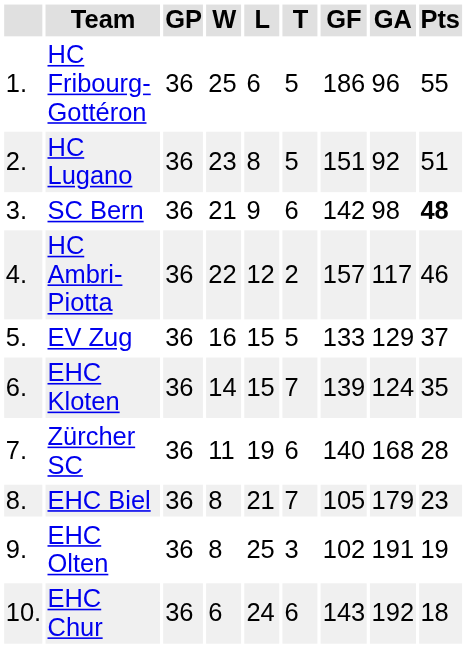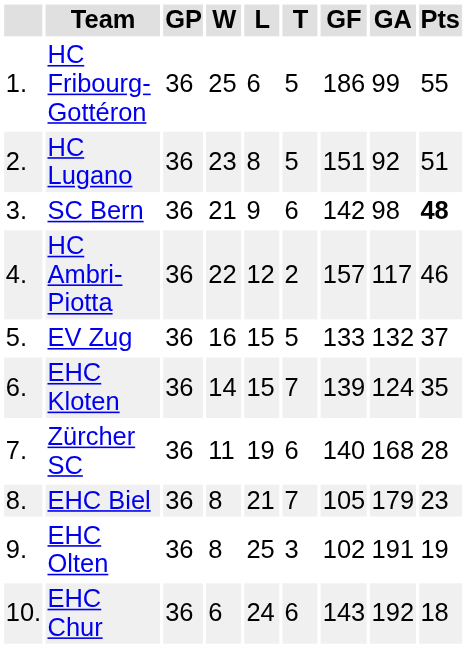(386, 83) 96 -> (386, 83) 99
(393, 338) 129 -> (393, 338) 132
